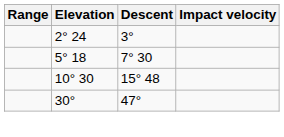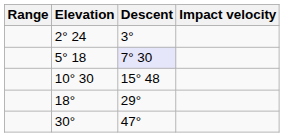(137, 57) no background -> (137, 57) lavender background
+ row: (67, 100)
